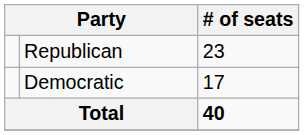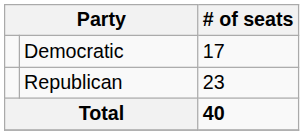rows swapped: (73, 51) <-> (74, 82)
